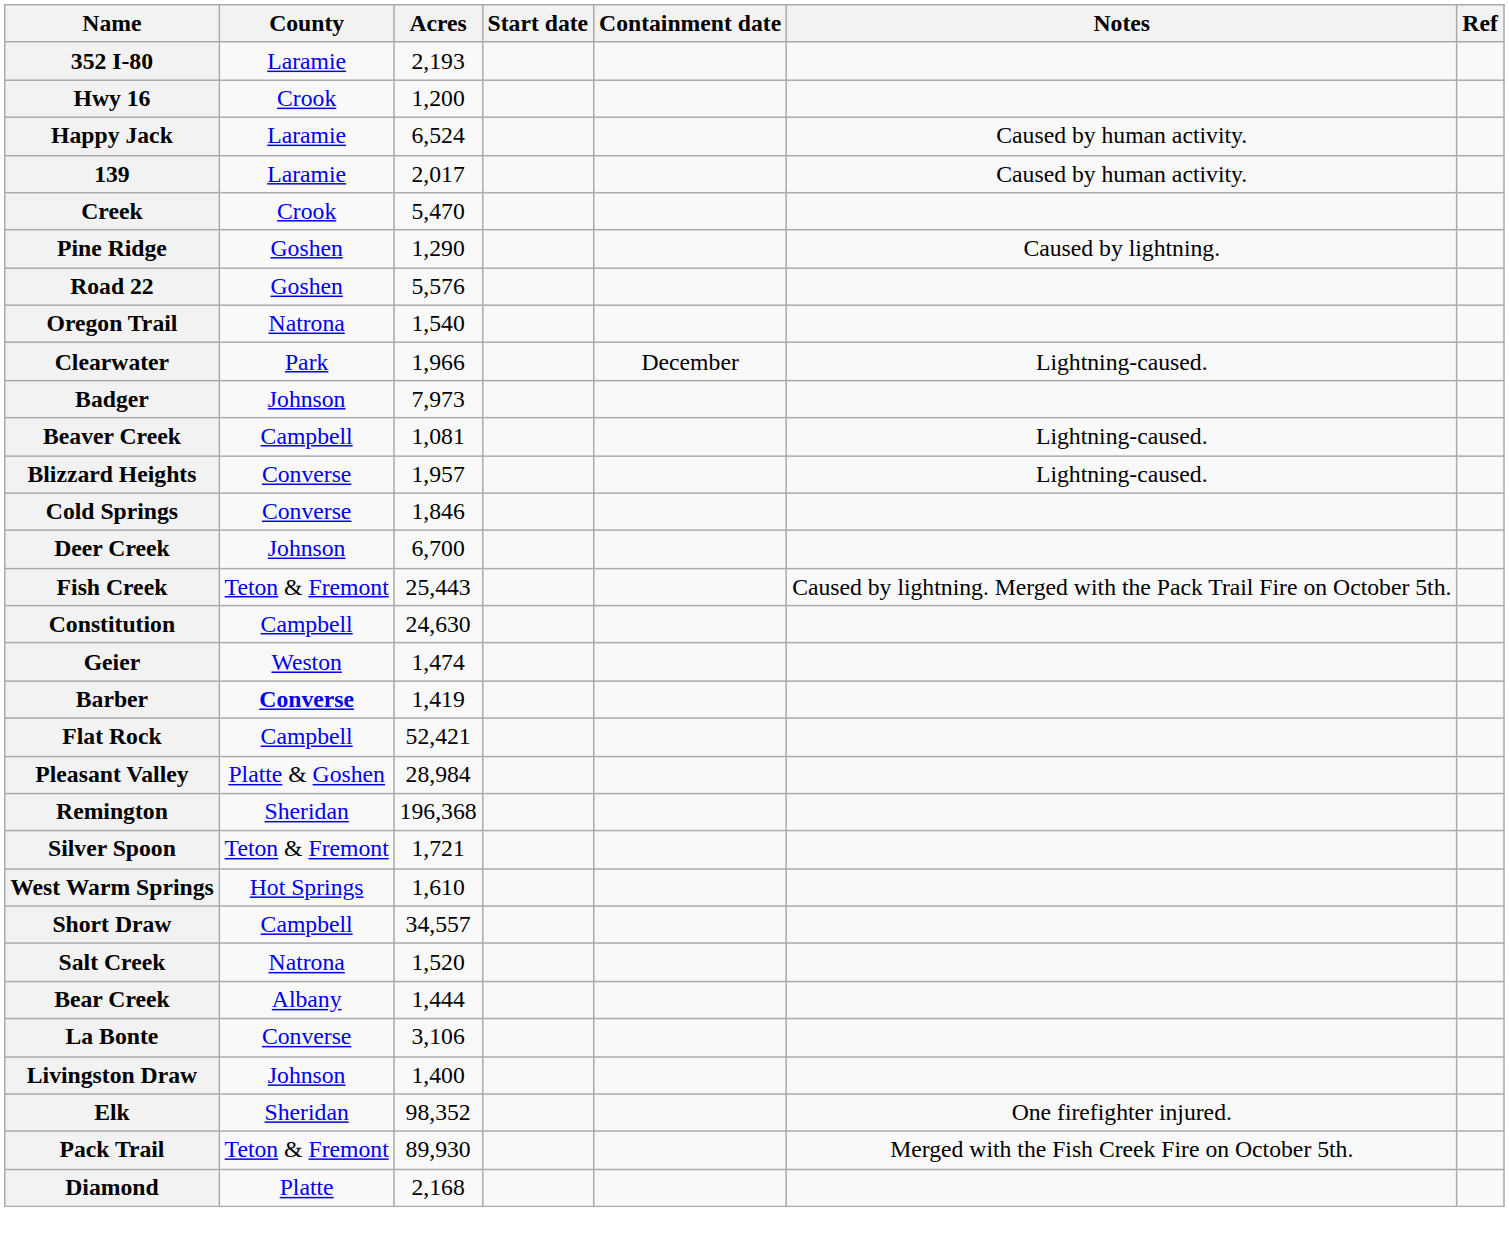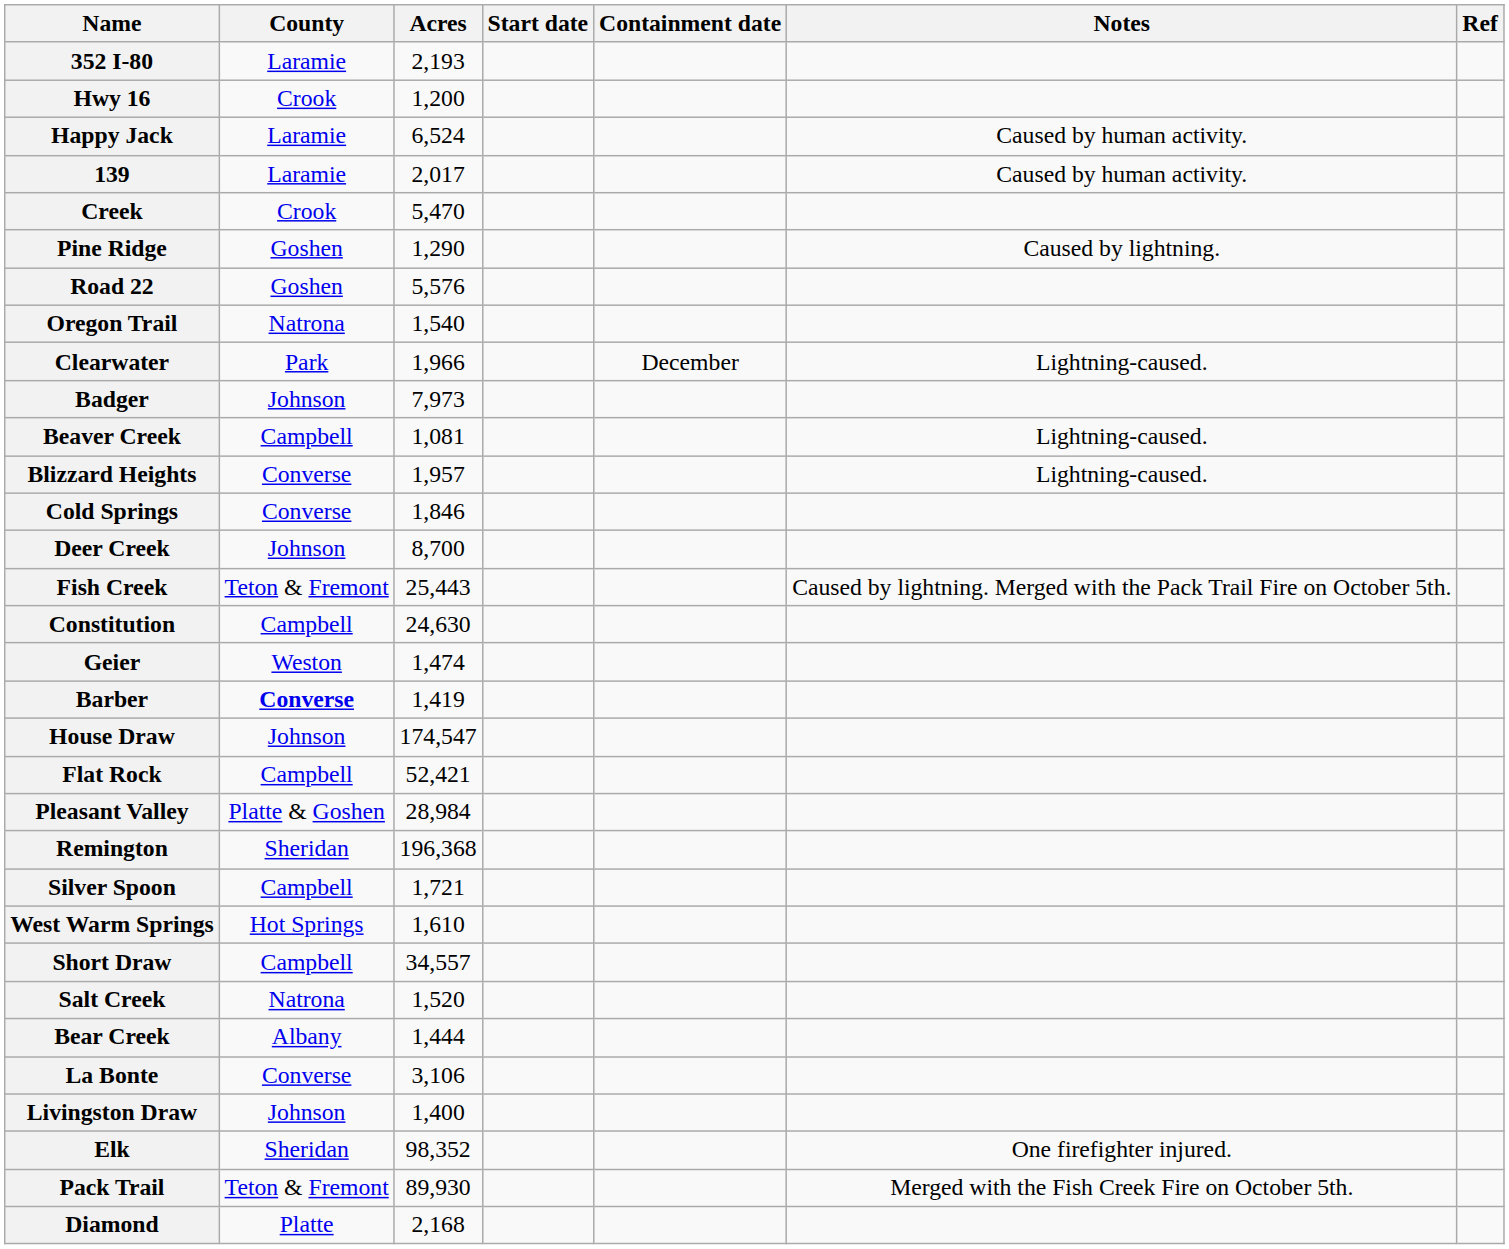(438, 549) 6,700 -> (438, 549) 8,700
+ row: (112, 736)
(307, 849) Teton & Fremont -> (307, 887) Campbell
